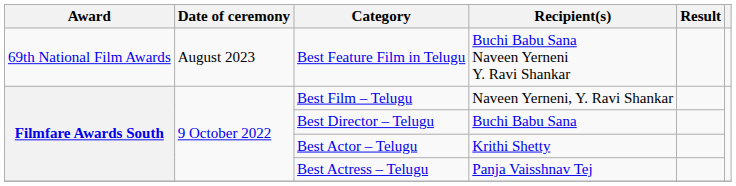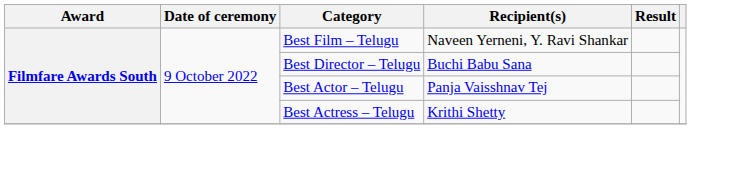- row: (381, 57)
(511, 145) Krithi Shetty -> (487, 87) Panja Vaisshnav Tej
(532, 169) Panja Vaisshnav Tej -> (466, 111) Krithi Shetty
